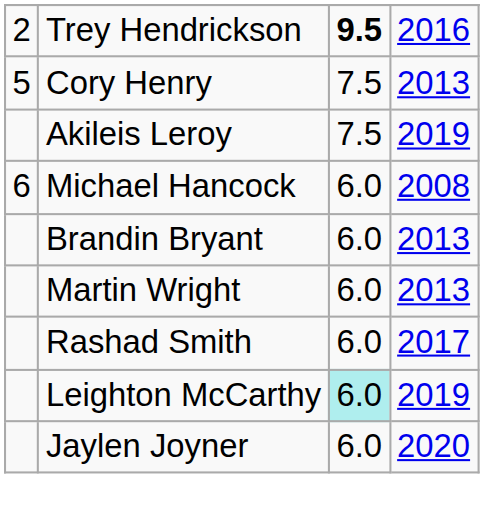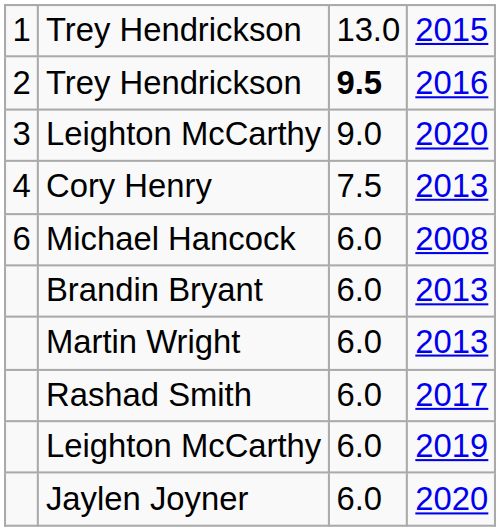+ row: (174, 30)
+ row: (184, 134)
(22, 82) 5 -> (22, 186) 4
- row: (139, 134)
(359, 394) paleturquoise background -> (359, 446) no background
